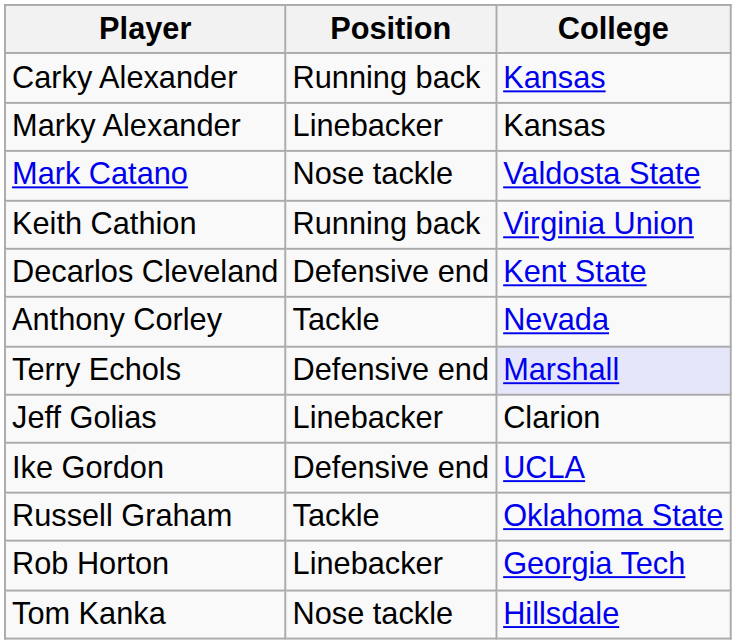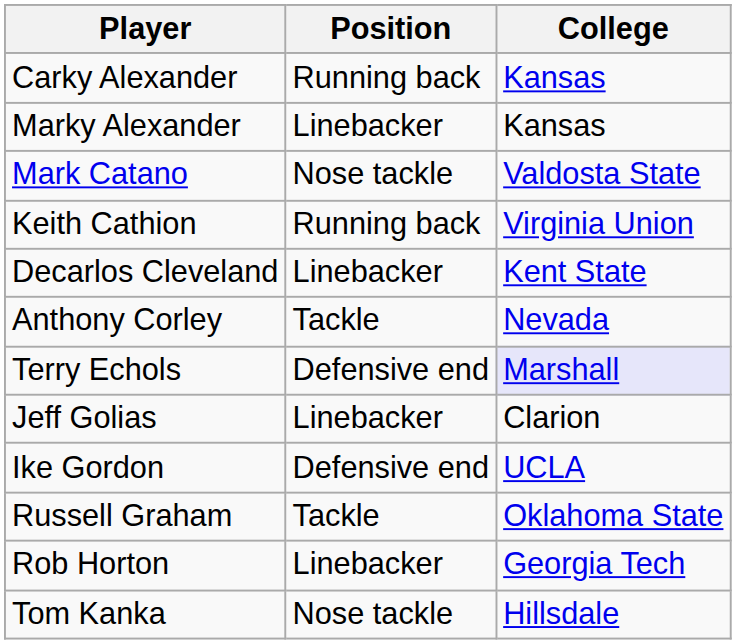(391, 272) Defensive end -> (368, 272) Linebacker
